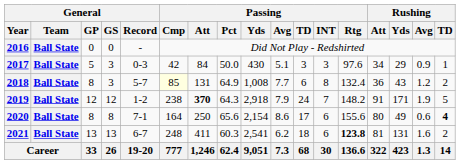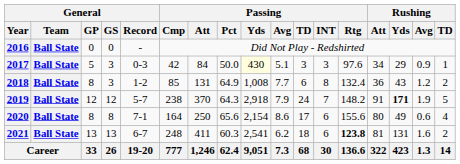(256, 64) no background -> (256, 64) lightyellow background
(140, 82) 5-7 -> (140, 82) 1-2
(174, 82) lightyellow background -> (174, 82) no background
(140, 99) 1-2 -> (140, 99) 5-7
(202, 99) bold -> (202, 99) normal
(401, 99) normal -> (401, 99) bold
(445, 116) bold -> (445, 116) normal
